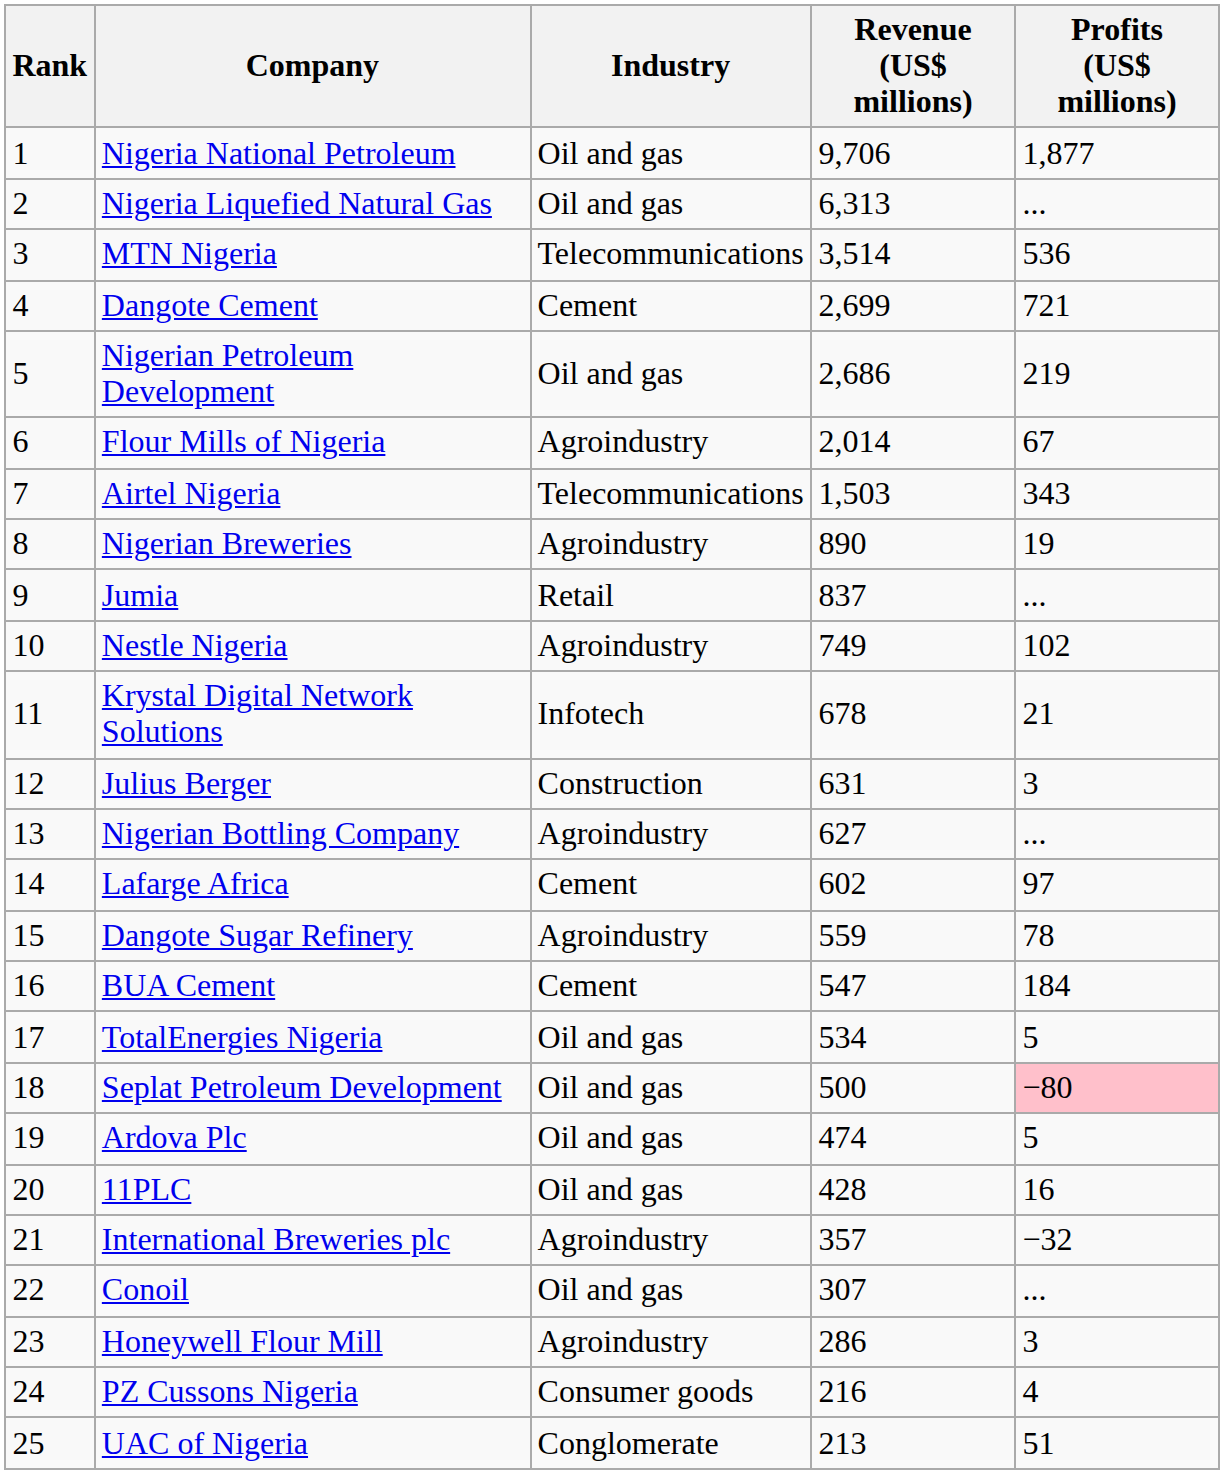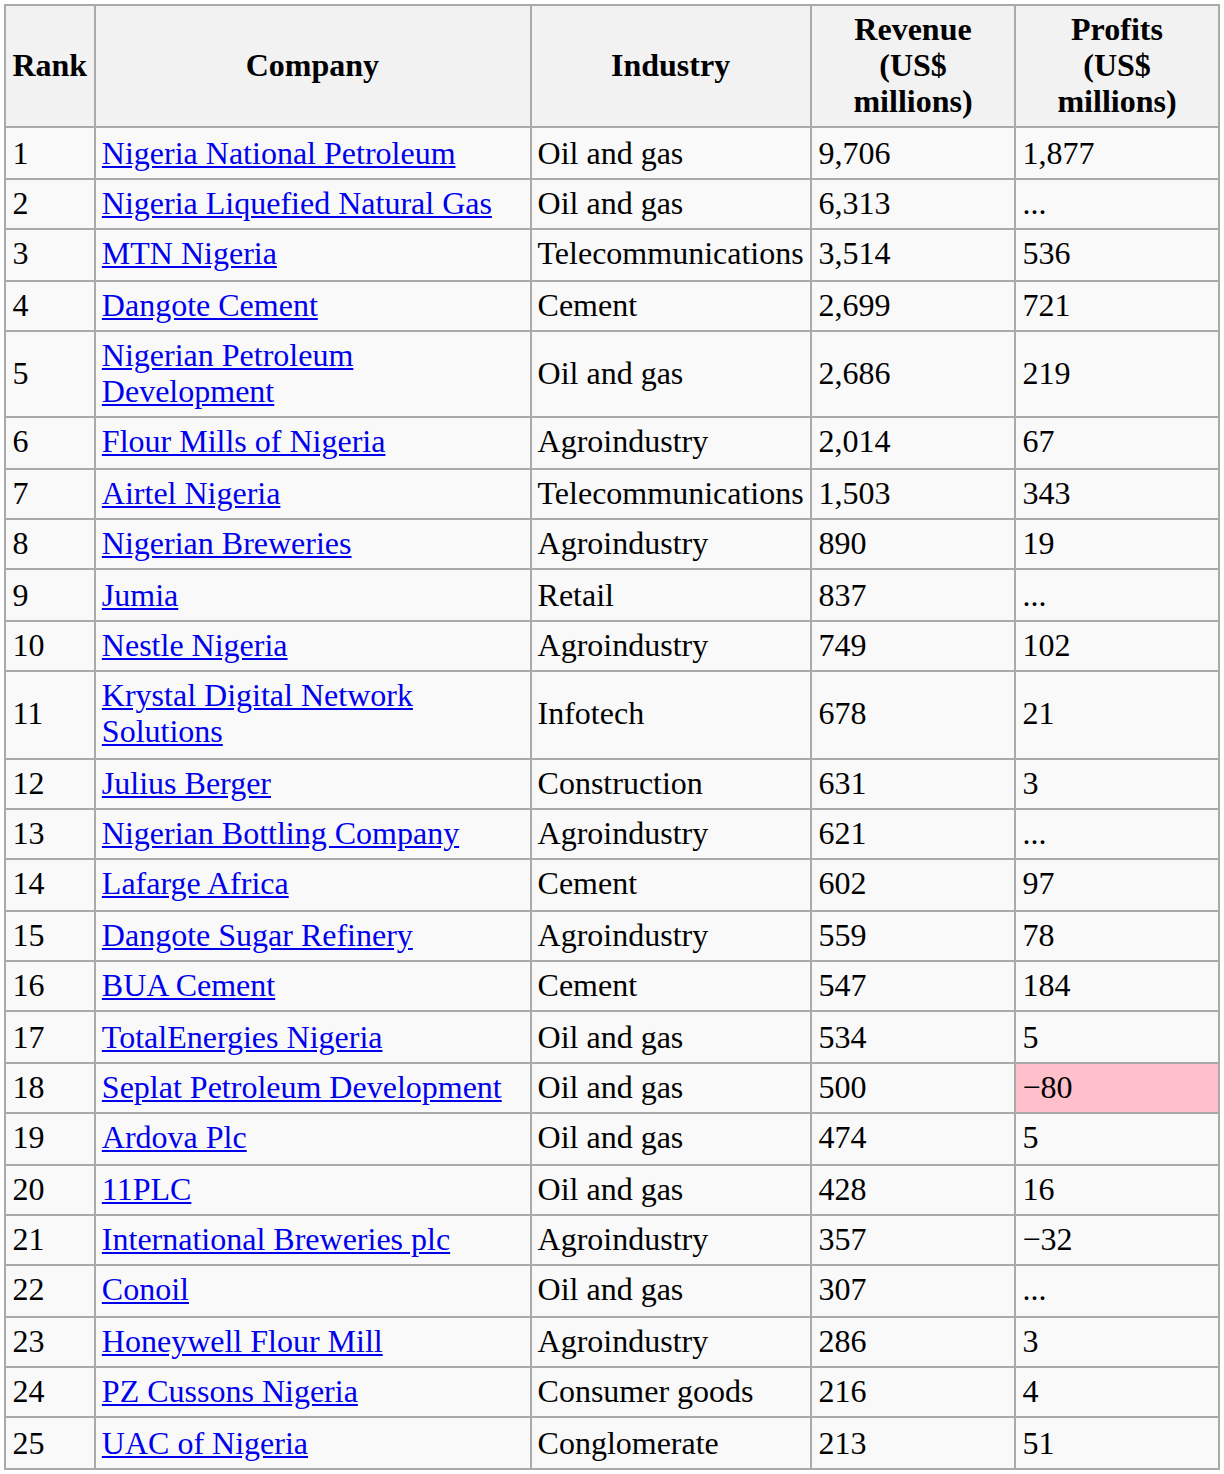(842, 833) 627 -> (842, 833) 621
